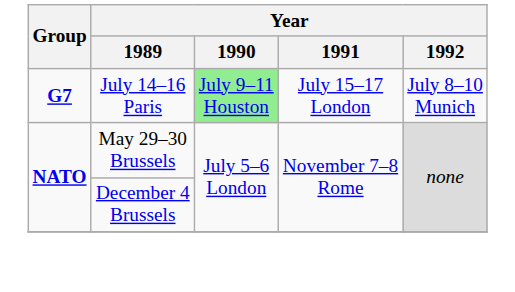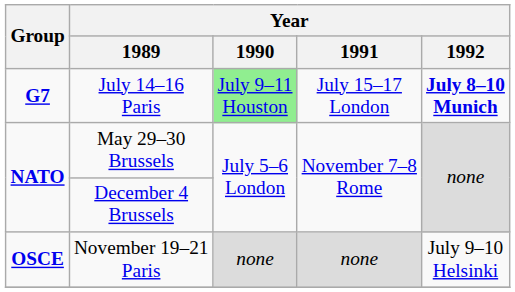(445, 95) normal -> (465, 95) bold
+ row: (141, 258)
